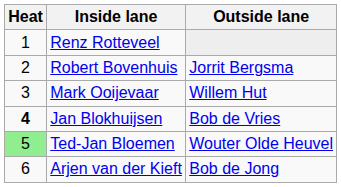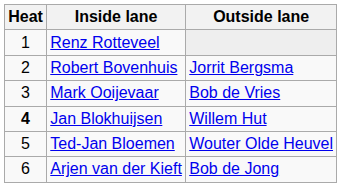(228, 93) Willem Hut -> (235, 93) Bob de Vries
(235, 118) Bob de Vries -> (228, 118) Willem Hut
(26, 144) lightgreen background -> (26, 144) no background
